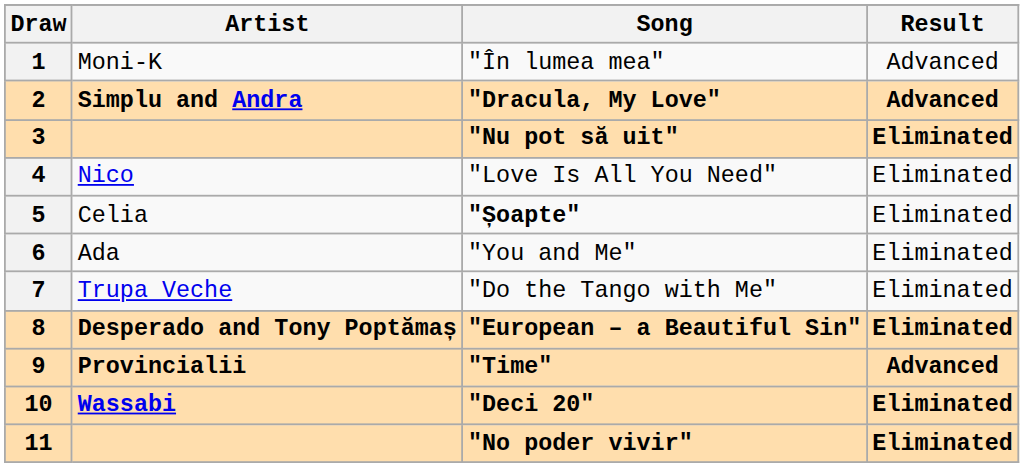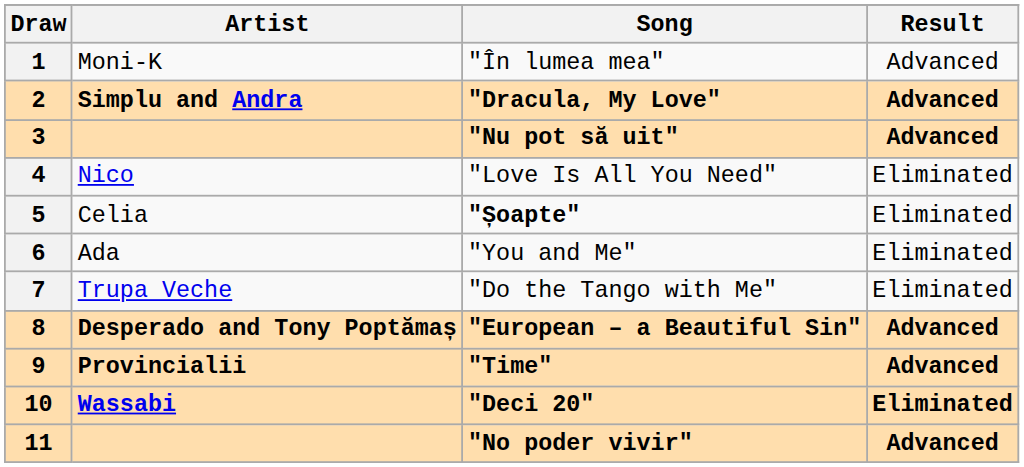(943, 138) Eliminated -> (943, 138) Advanced
(943, 329) Eliminated -> (943, 329) Advanced
(943, 443) Eliminated -> (943, 443) Advanced
